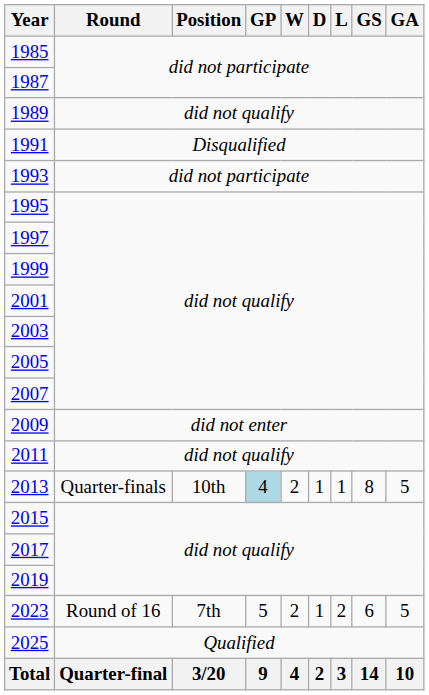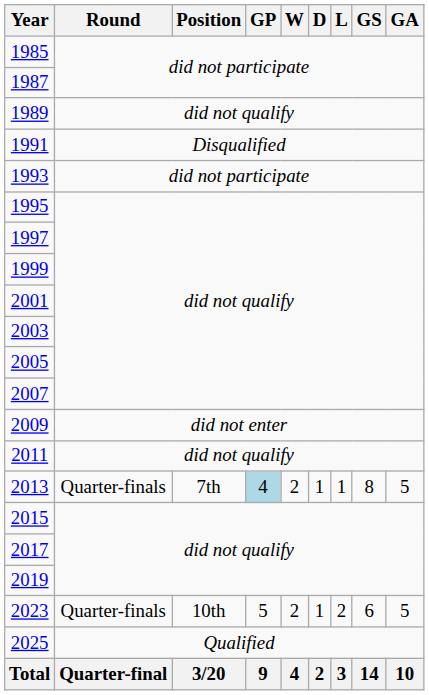(209, 487) 10th -> (209, 487) 7th
(113, 611) Round of 16 -> (113, 611) Quarter-finals
(209, 611) 7th -> (209, 611) 10th
